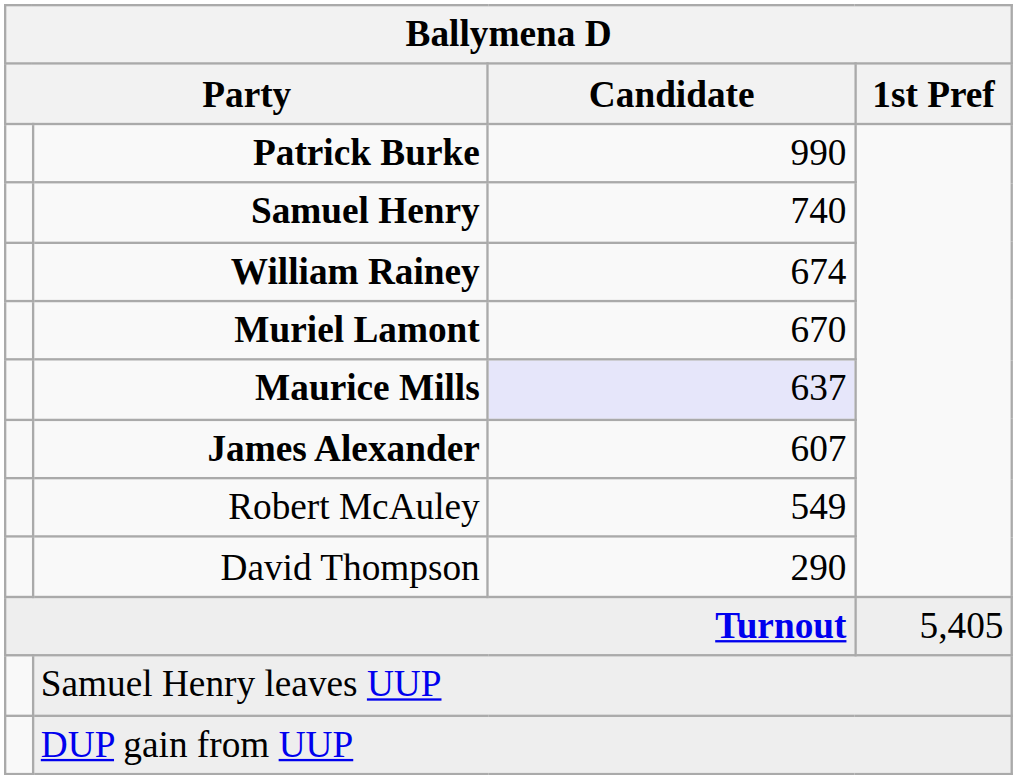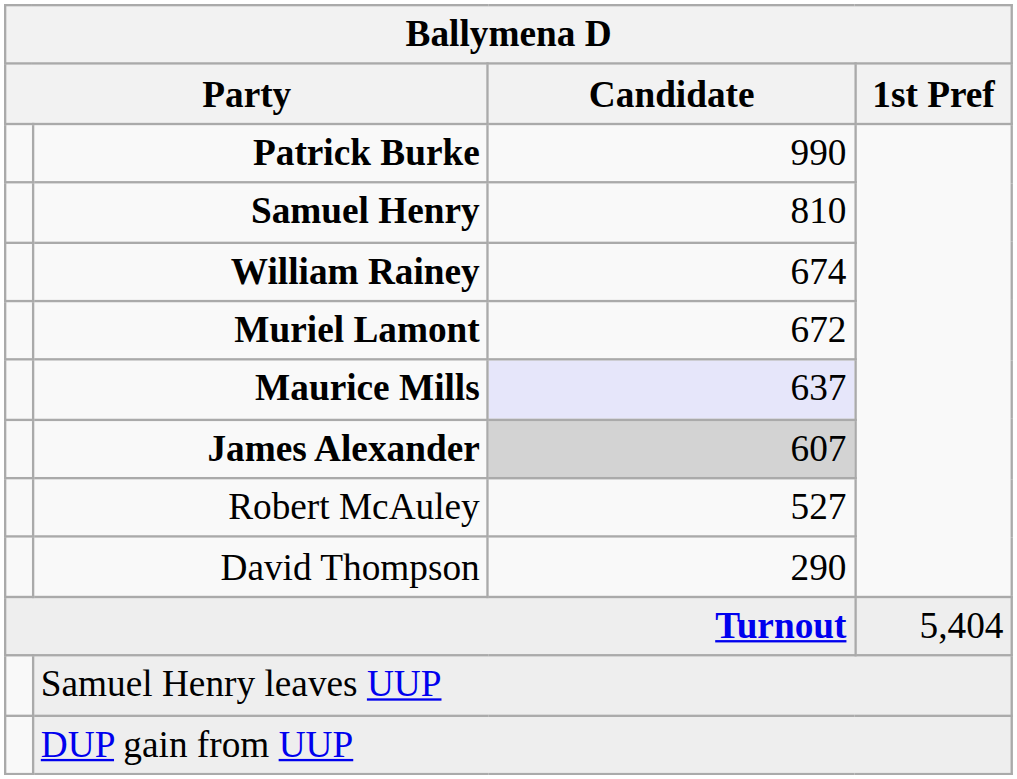(818, 211) 740 -> (818, 211) 810
(818, 329) 670 -> (818, 329) 672
(818, 447) no background -> (818, 447) lightgrey background
(818, 507) 549 -> (818, 507) 527
(961, 625) 5,405 -> (961, 625) 5,404
